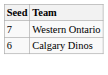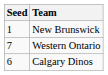+ row: (66, 29)
